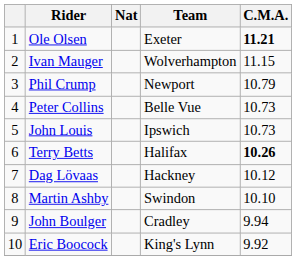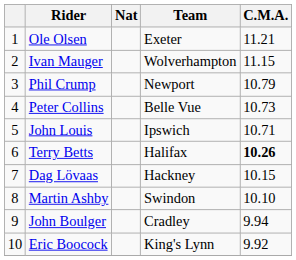(259, 38) bold -> (259, 38) normal
(259, 130) 10.73 -> (259, 130) 10.71
(259, 175) 10.12 -> (259, 175) 10.15
